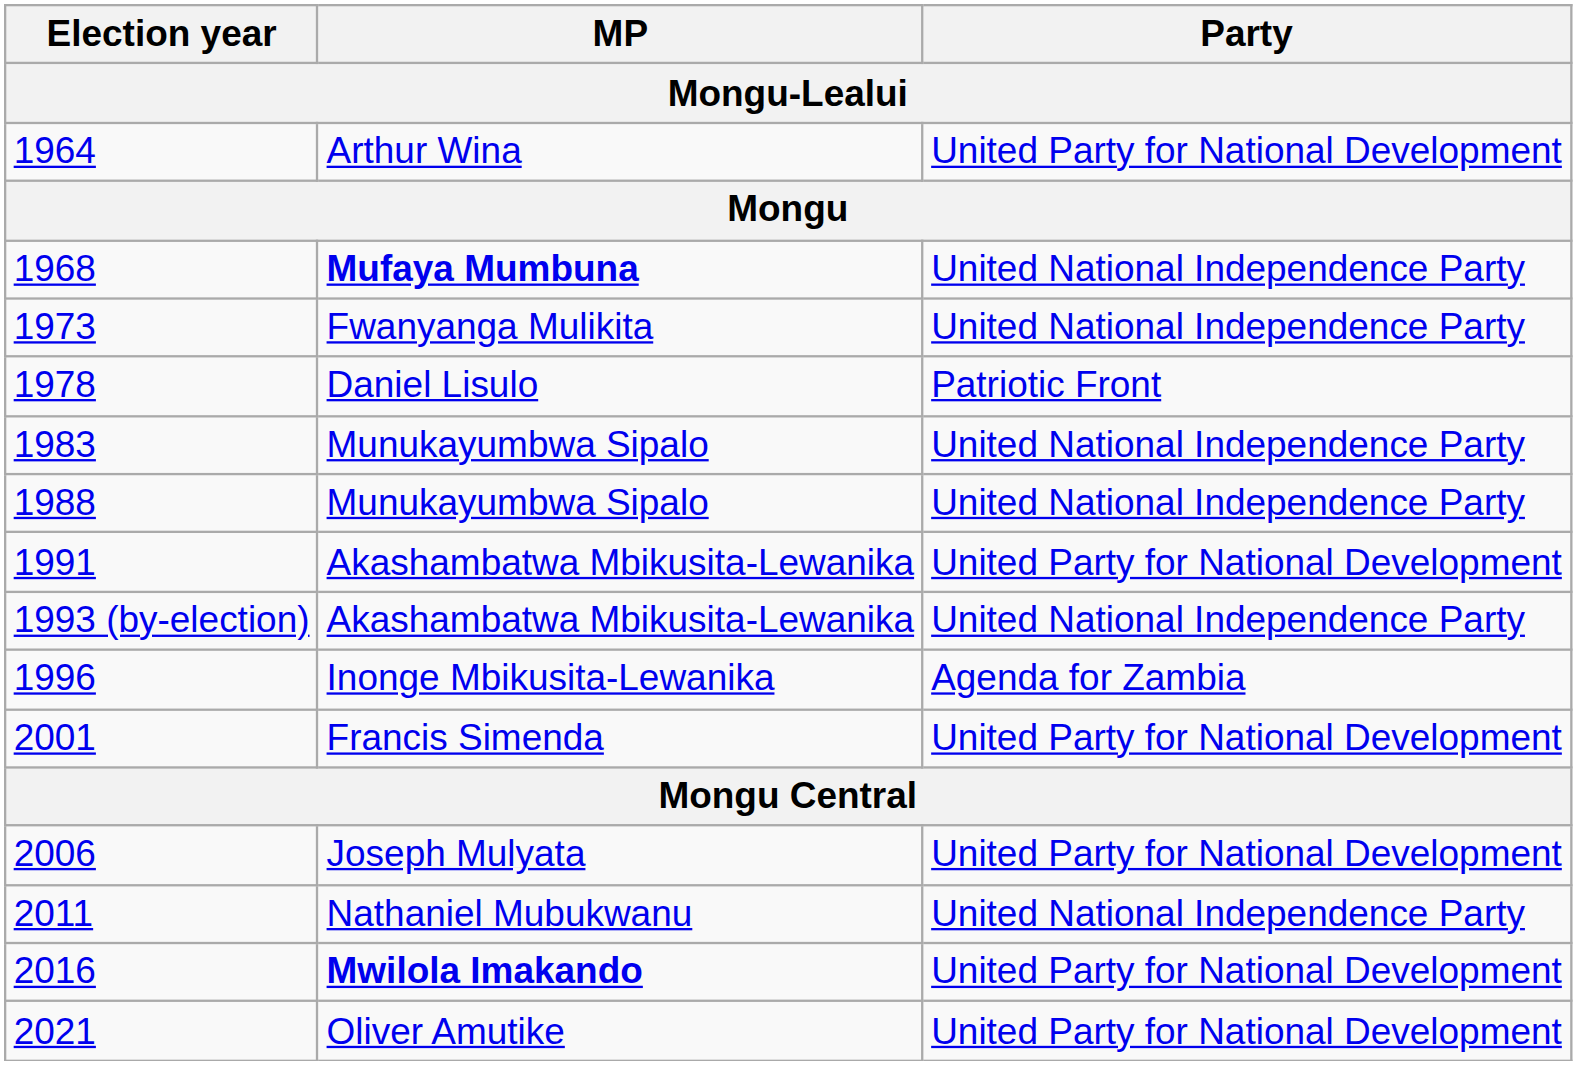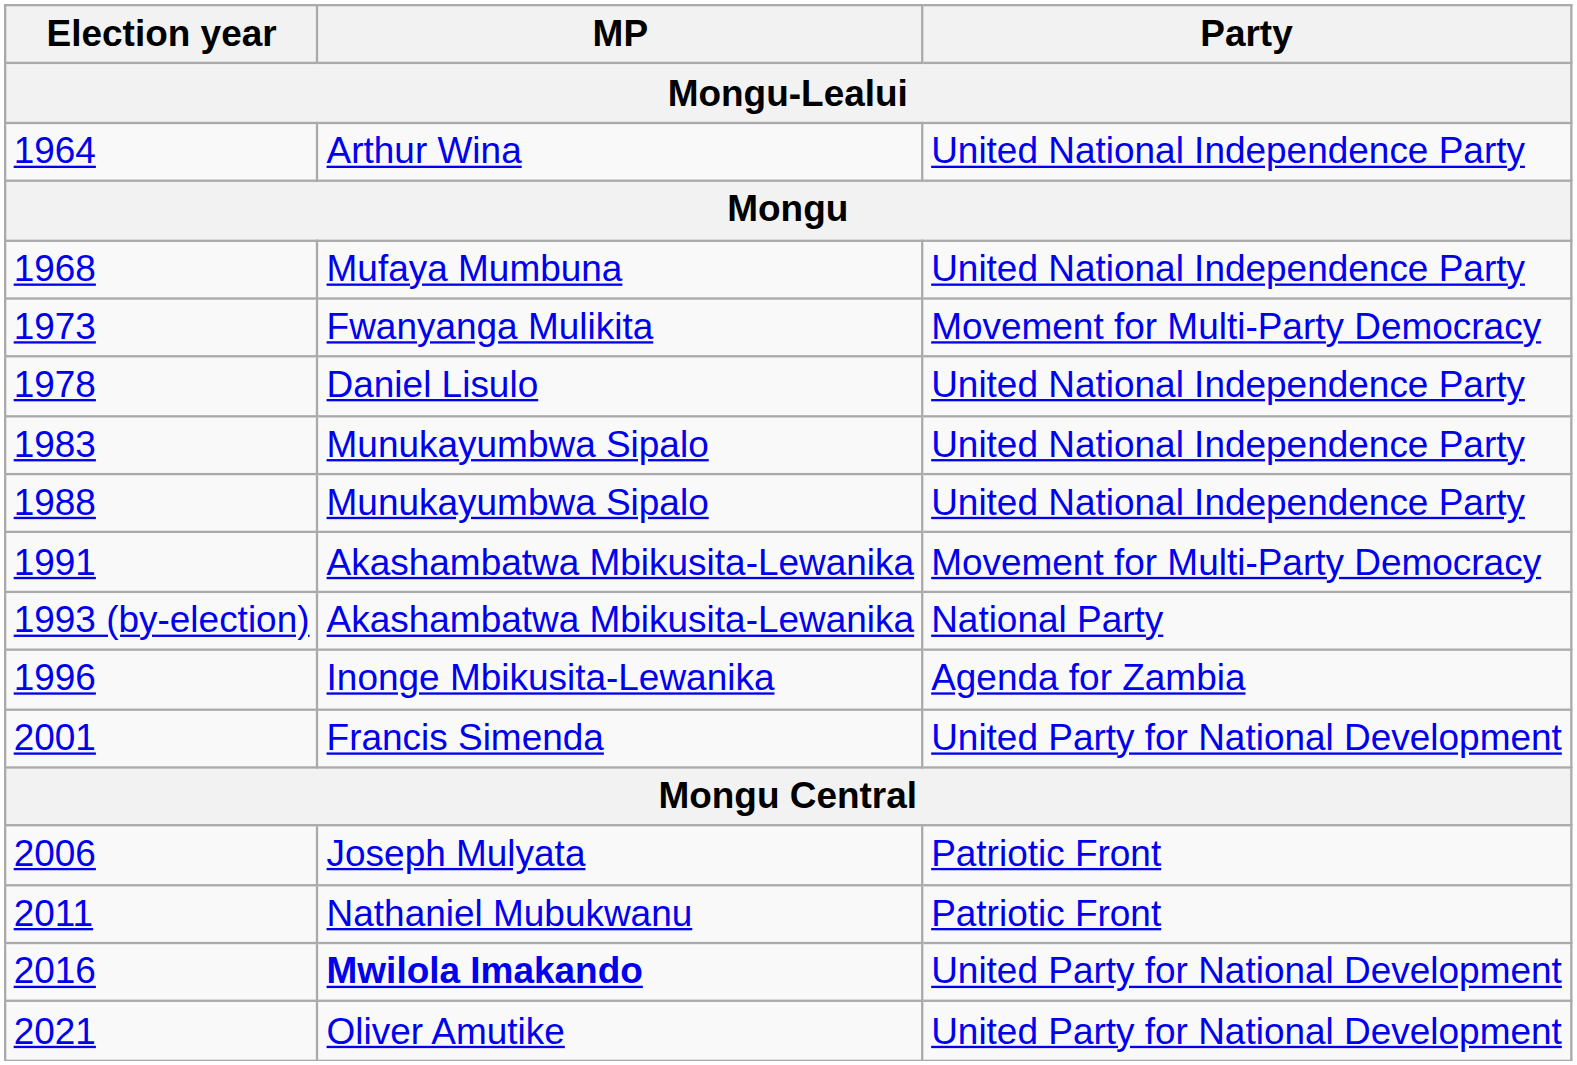(1246, 151) United Party for National Development -> (1228, 151) United National Independence Party
(483, 268) bold -> (474, 268) normal
(1228, 326) United National Independence Party -> (1236, 326) Movement for Multi-Party Democracy
(1046, 385) Patriotic Front -> (1228, 385) United National Independence Party
(1246, 561) United Party for National Development -> (1236, 561) Movement for Multi-Party Democracy
(1228, 619) United National Independence Party -> (1047, 619) National Party
(1246, 854) United Party for National Development -> (1046, 854) Patriotic Front
(1228, 913) United National Independence Party -> (1046, 913) Patriotic Front
